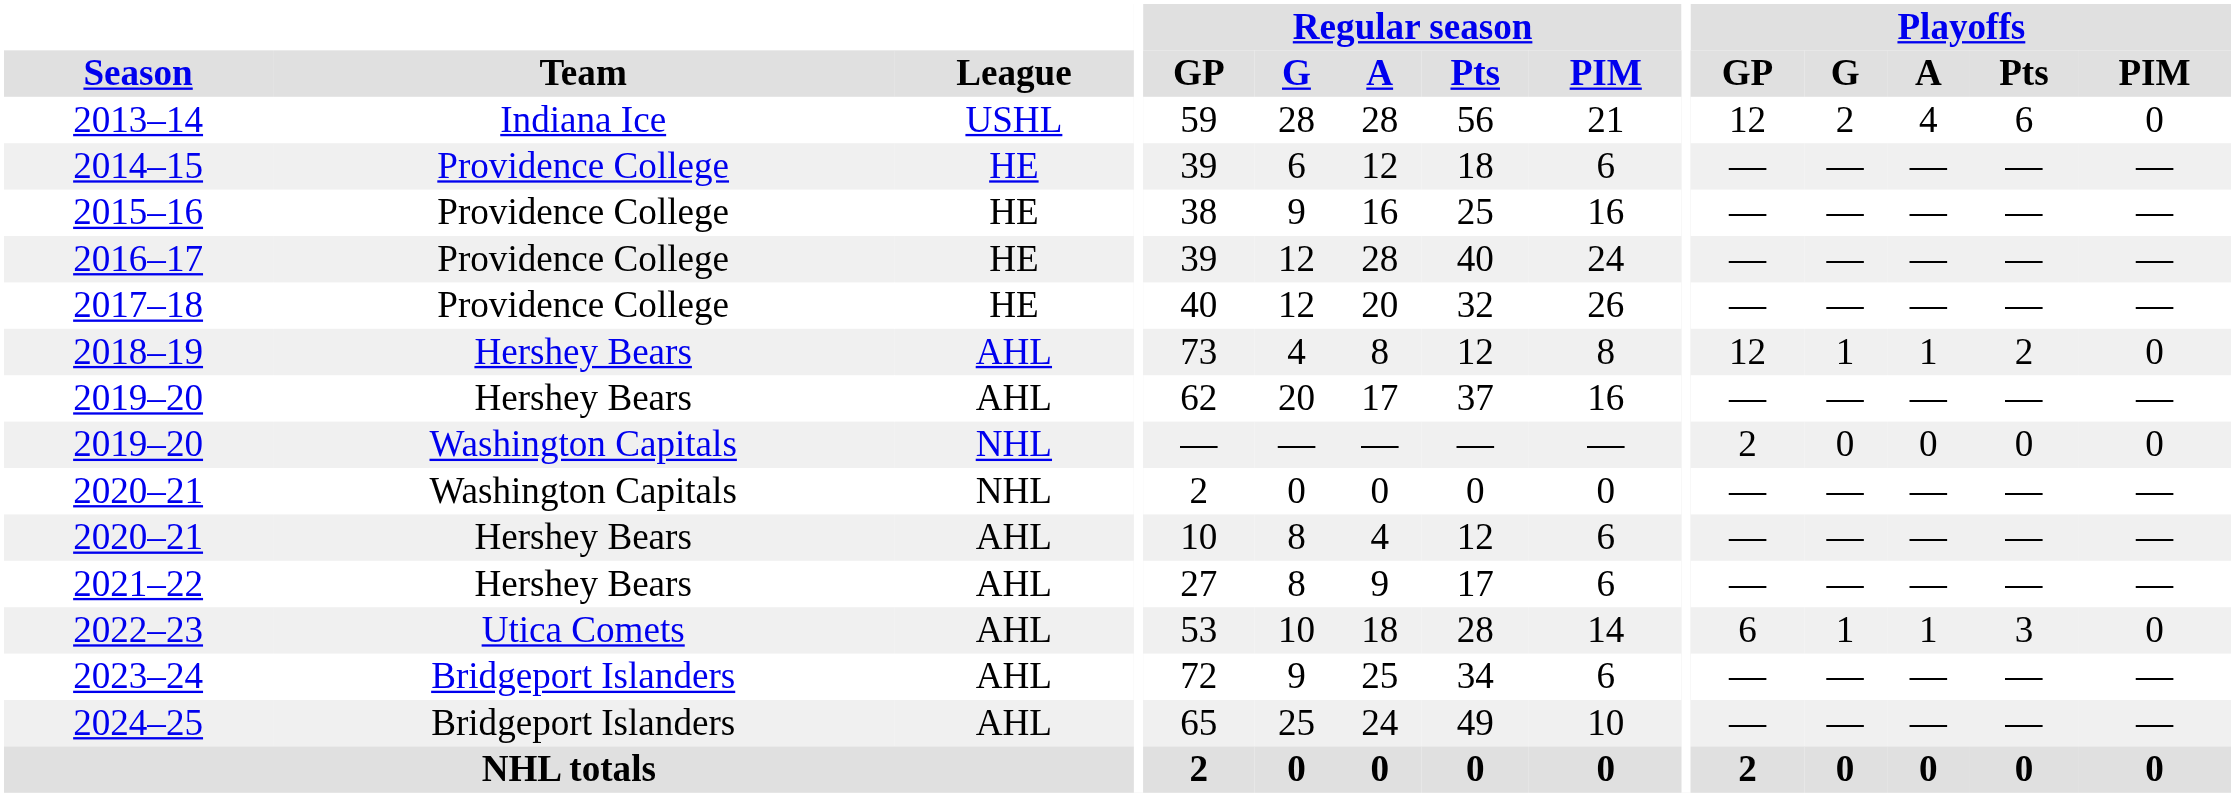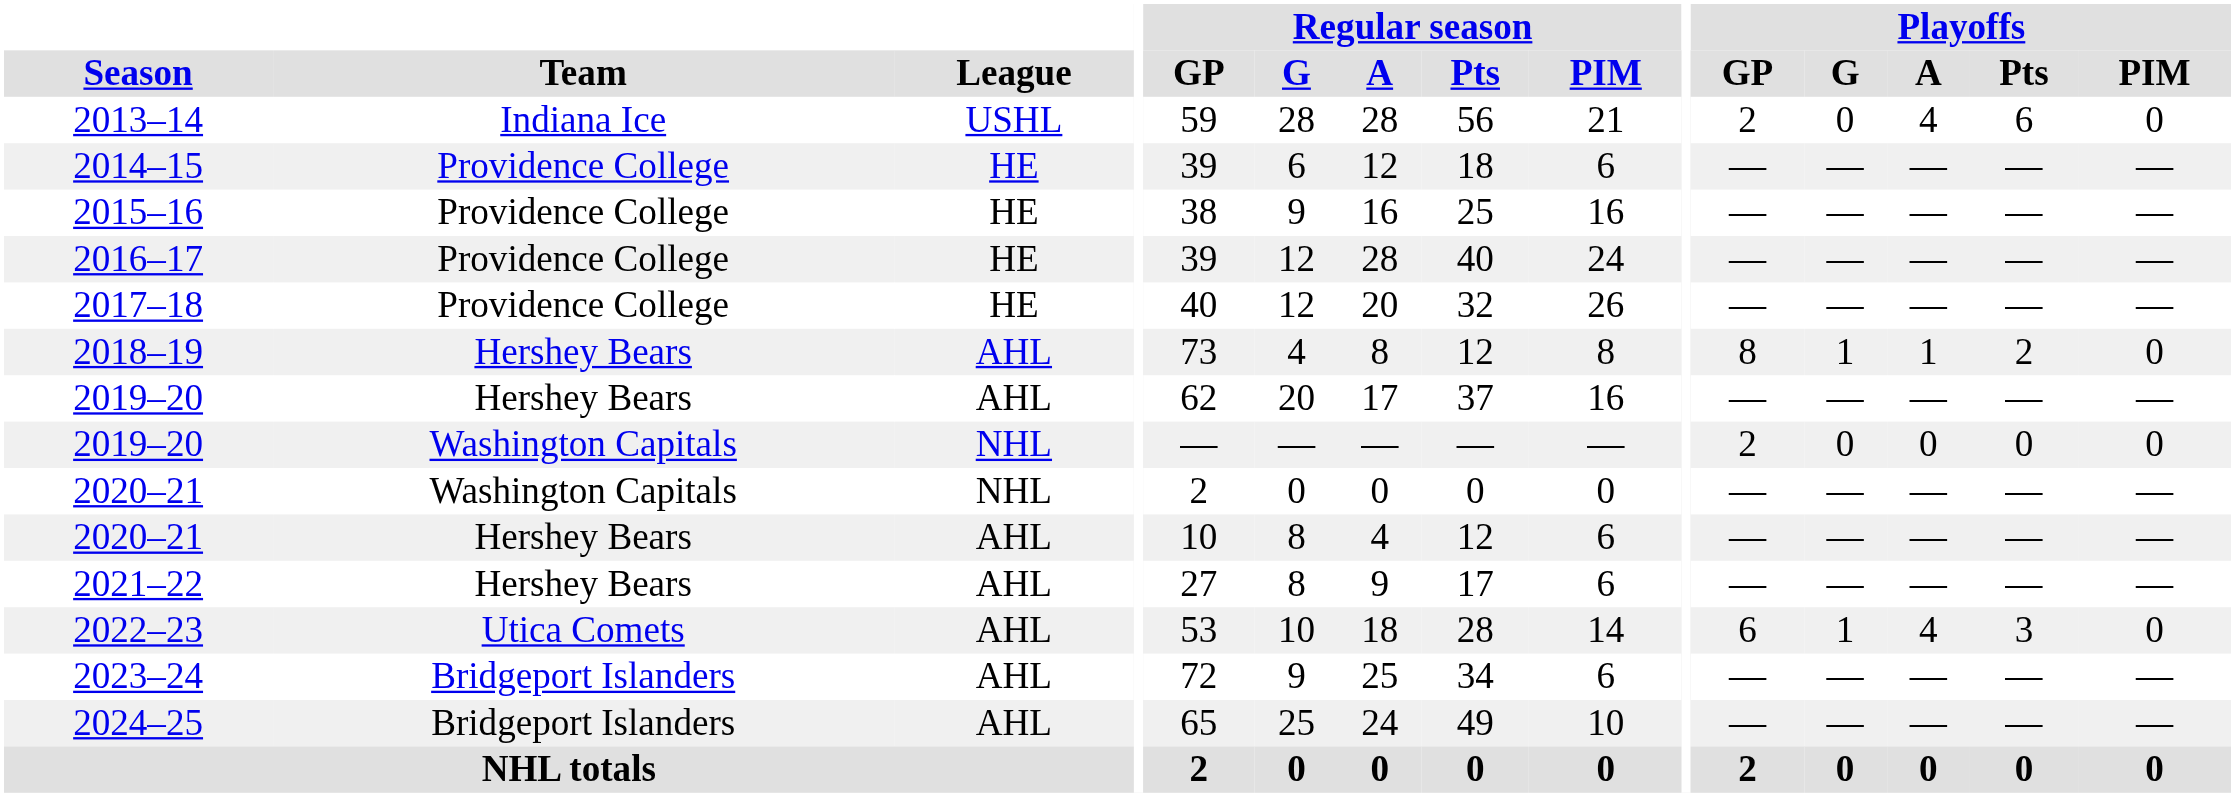(1748, 119) 12 -> (1748, 119) 2
(1845, 119) 2 -> (1845, 119) 0
(1748, 351) 12 -> (1748, 351) 8
(1928, 629) 1 -> (1928, 629) 4
